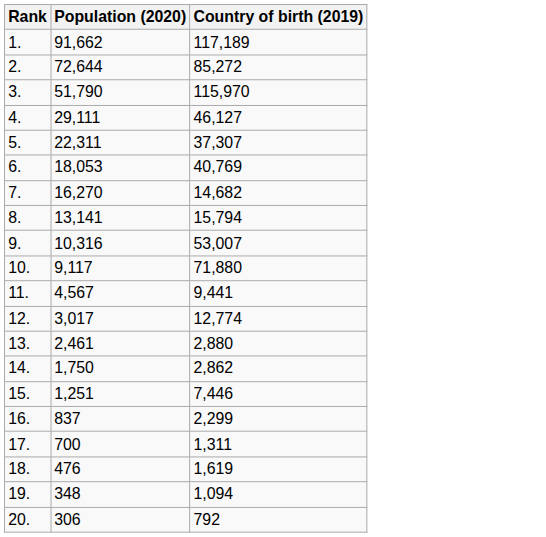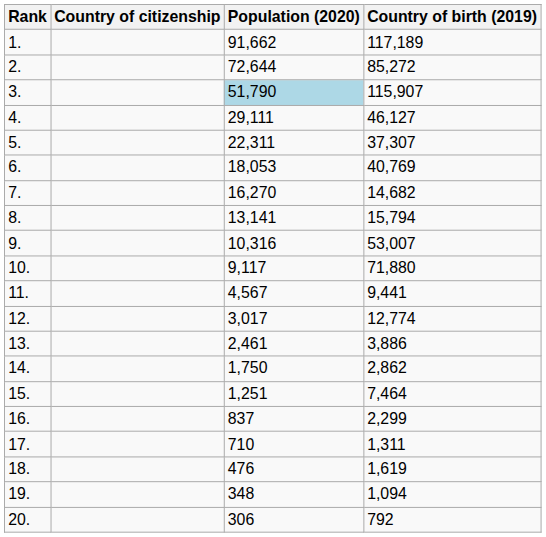+ column: (137, 17)
(78, 92) no background -> (252, 92) lightblue background
(222, 92) 115,970 -> (395, 92) 115,907
(213, 343) 2,880 -> (387, 343) 3,886
(213, 393) 7,446 -> (387, 393) 7,464
(67, 444) 700 -> (241, 444) 710
